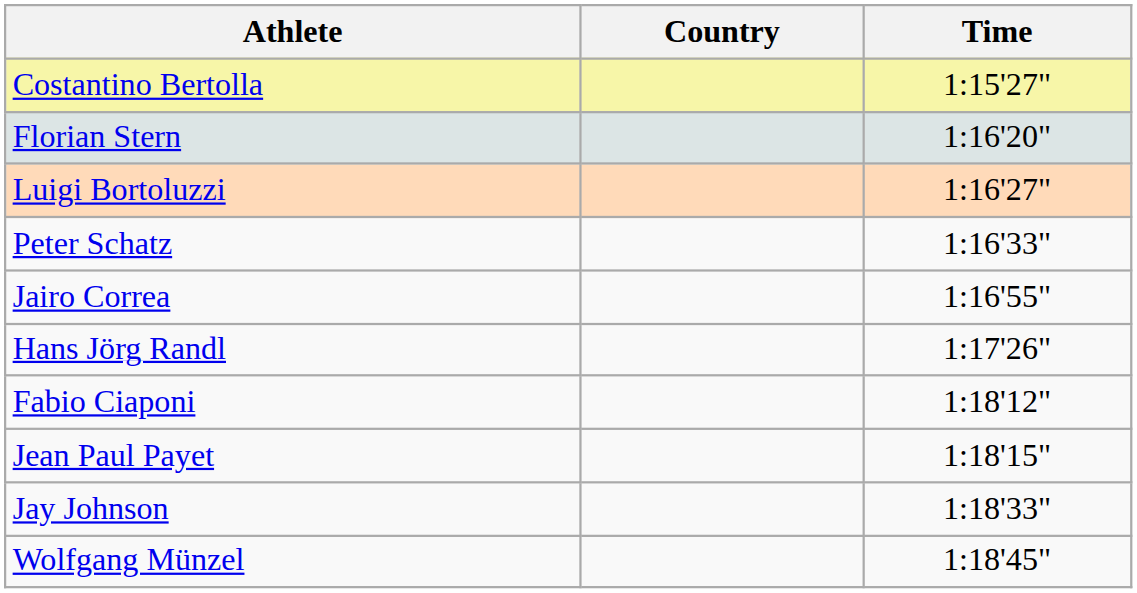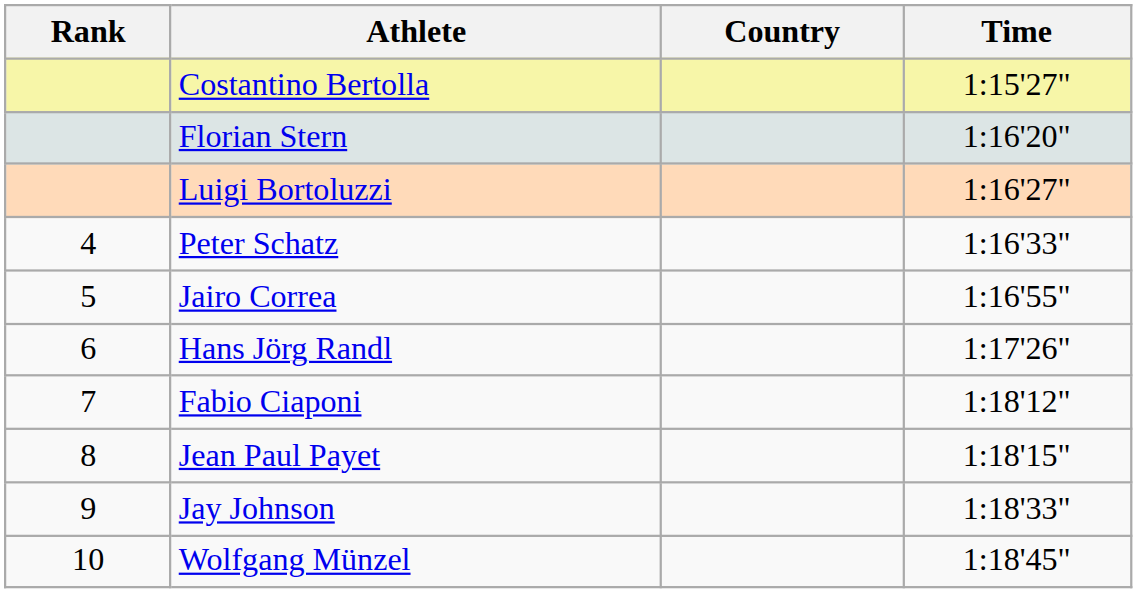+ column: (88, 31)
